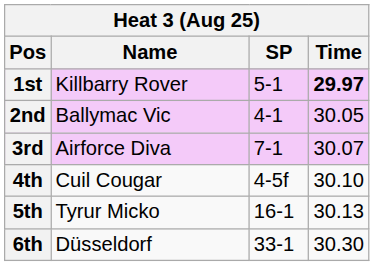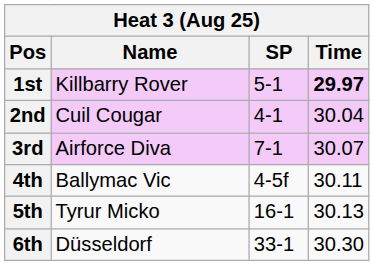(113, 116) Ballymac Vic -> (109, 116) Cuil Cougar
(339, 116) 30.05 -> (339, 116) 30.04
(109, 180) Cuil Cougar -> (113, 180) Ballymac Vic
(339, 180) 30.10 -> (338, 180) 30.11
